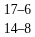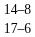rows swapped: (17, 9) <-> (17, 28)
